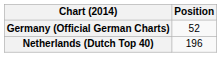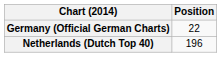(194, 28) 52 -> (194, 28) 22
